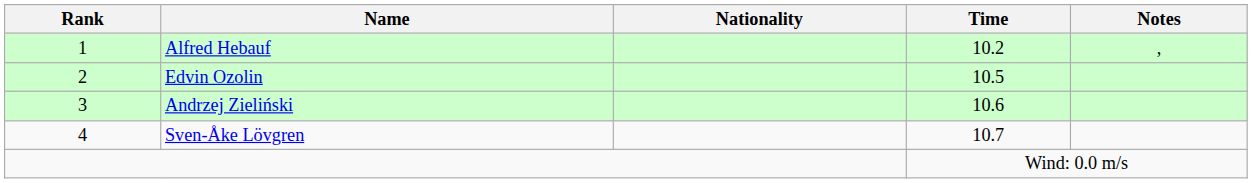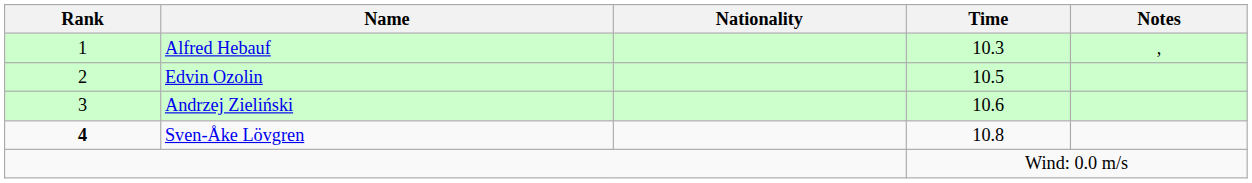(988, 47) 10.2 -> (988, 47) 10.3
(83, 134) normal -> (83, 134) bold
(988, 134) 10.7 -> (988, 134) 10.8
